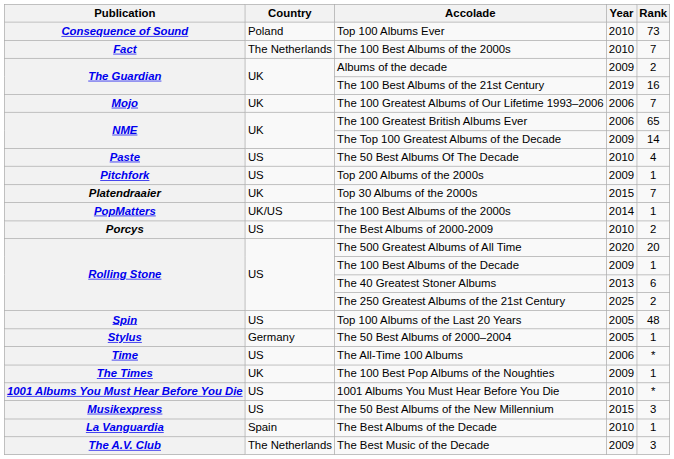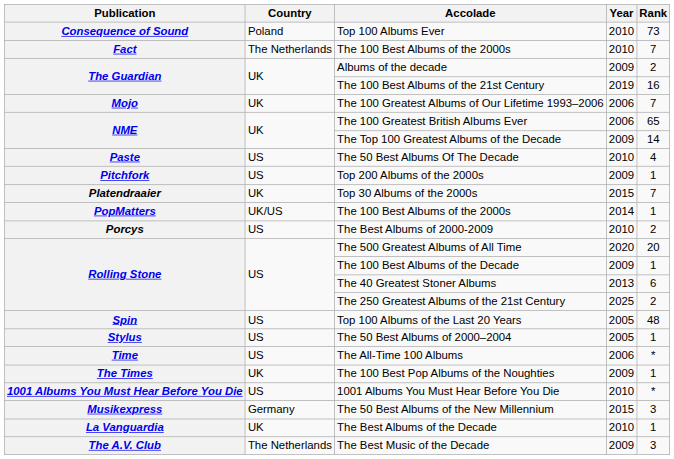(271, 337) Germany -> (256, 337) US
(256, 409) US -> (271, 409) Germany
(262, 427) Spain -> (256, 427) UK
